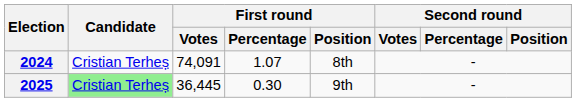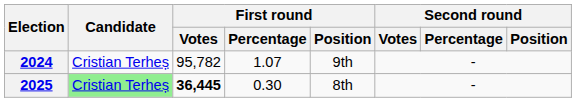(199, 62) 74,091 -> (199, 62) 95,782
(343, 62) 8th -> (343, 62) 9th
(199, 85) normal -> (199, 85) bold
(343, 85) 9th -> (343, 85) 8th
